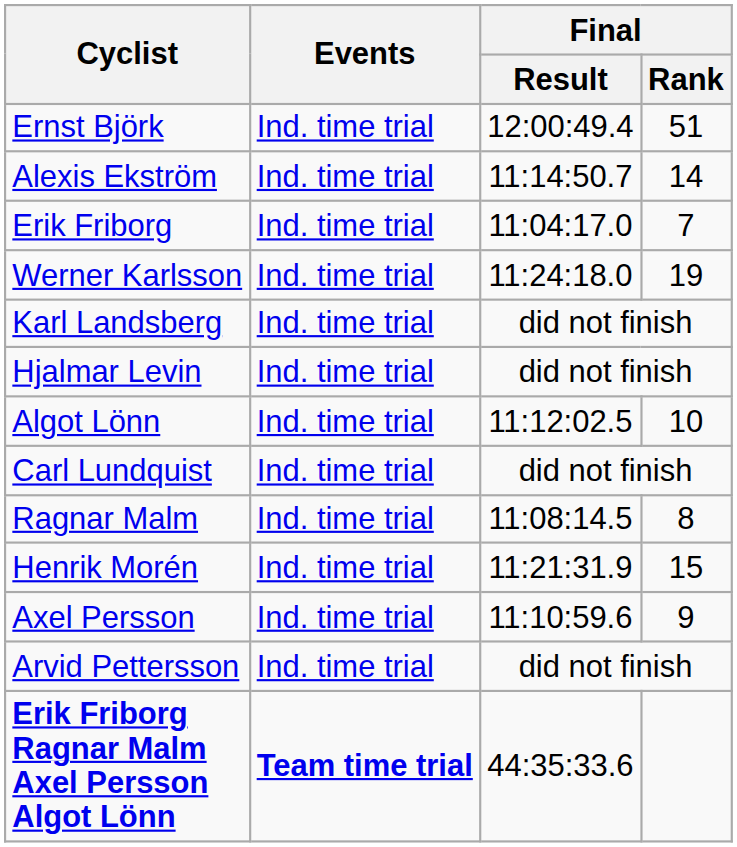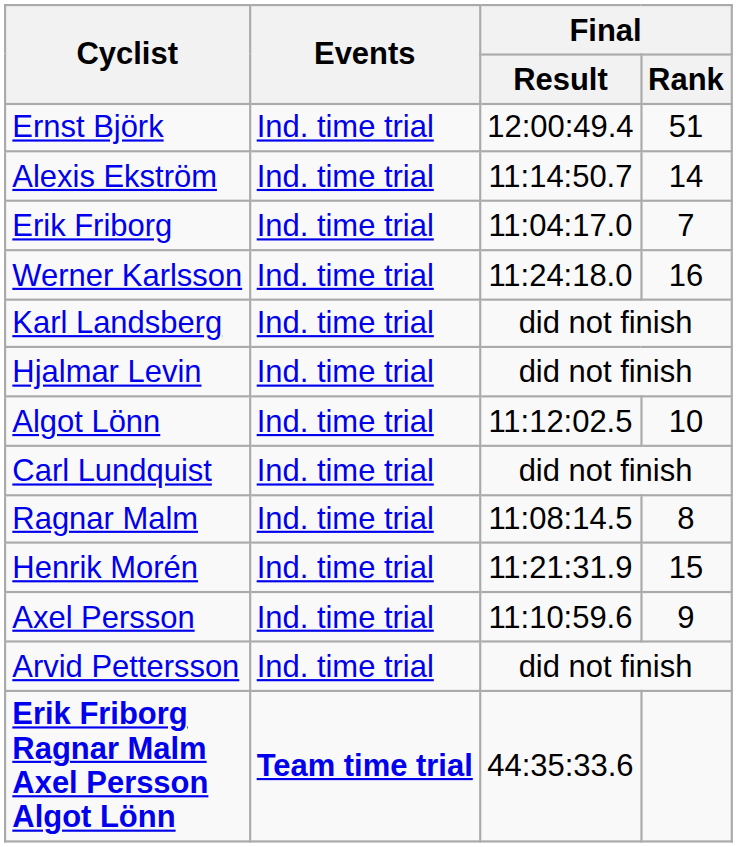(686, 274) 19 -> (686, 274) 16
